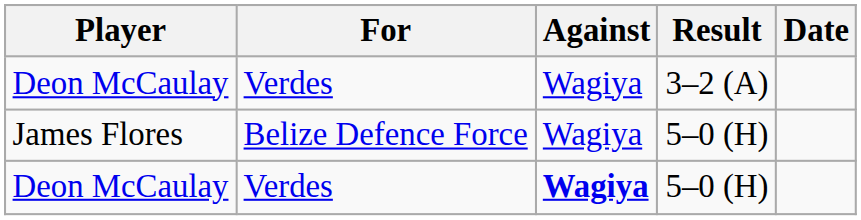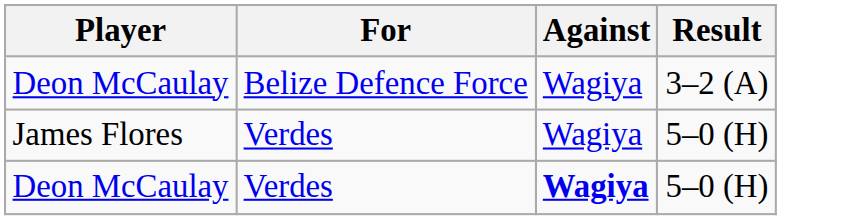- column: (816, 30)
(288, 82) Verdes -> (386, 82) Belize Defence Force
(386, 134) Belize Defence Force -> (288, 134) Verdes
